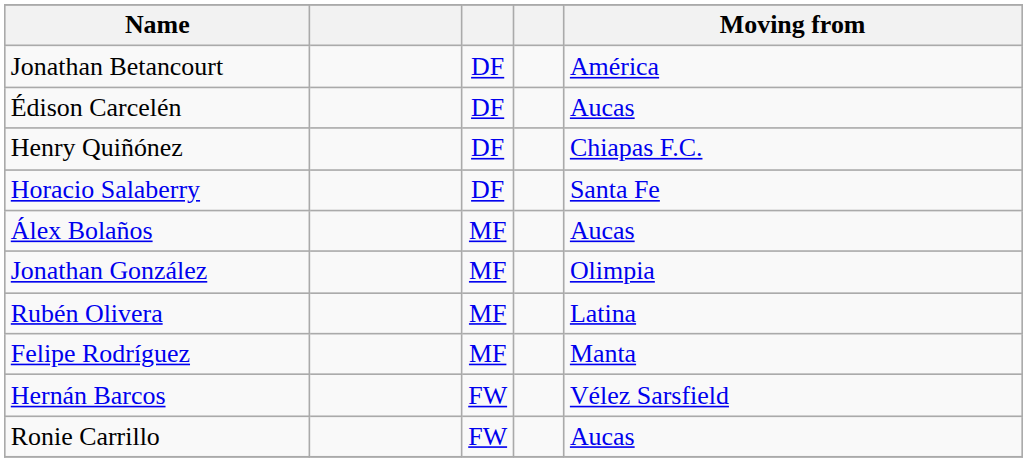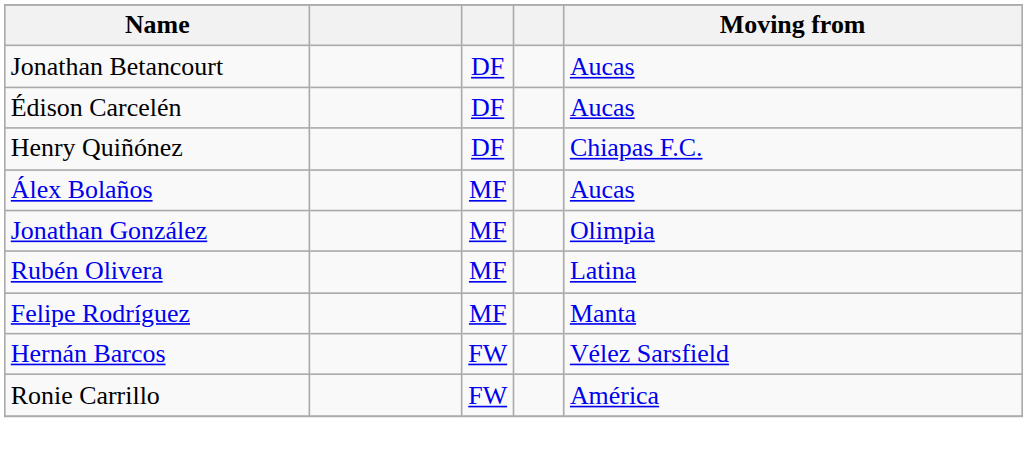(614, 66) América -> (602, 66) Aucas
- row: (105, 189)
(602, 436) Aucas -> (614, 395) América
